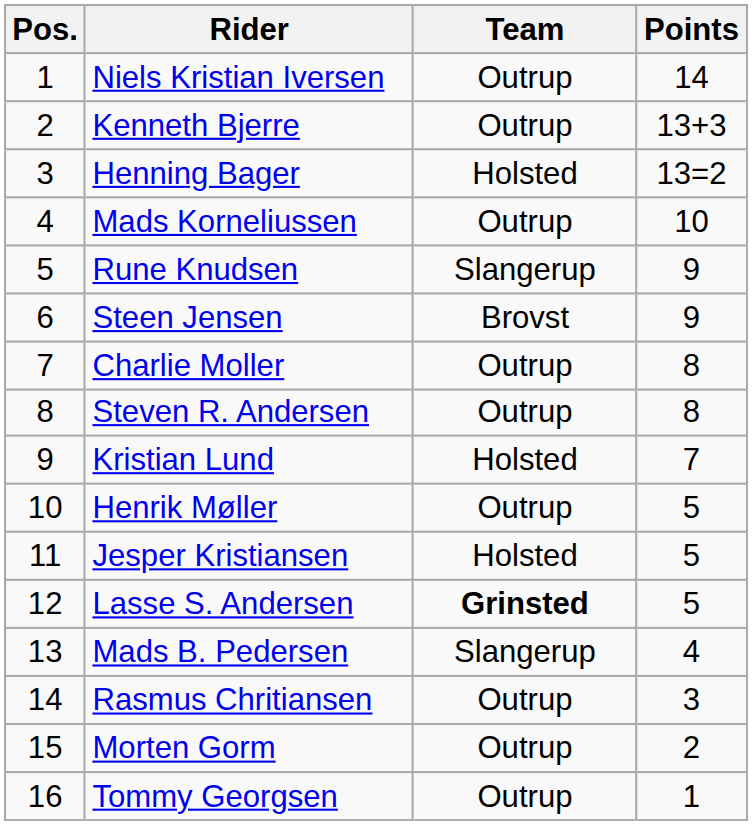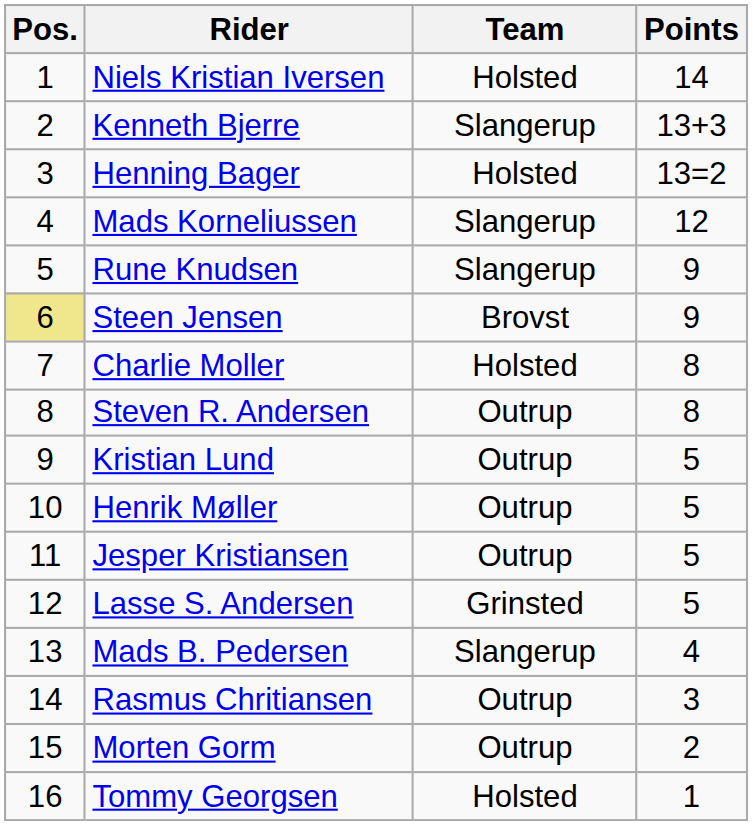(525, 77) Outrup -> (525, 77) Holsted
(525, 125) Outrup -> (525, 125) Slangerup
(525, 221) Outrup -> (525, 221) Slangerup
(691, 221) 10 -> (691, 221) 12
(45, 317) no background -> (45, 317) khaki background
(525, 364) Outrup -> (525, 364) Holsted
(525, 460) Holsted -> (525, 460) Outrup
(691, 460) 7 -> (691, 460) 5
(525, 556) Holsted -> (525, 556) Outrup
(525, 604) bold -> (525, 604) normal
(525, 796) Outrup -> (525, 796) Holsted
